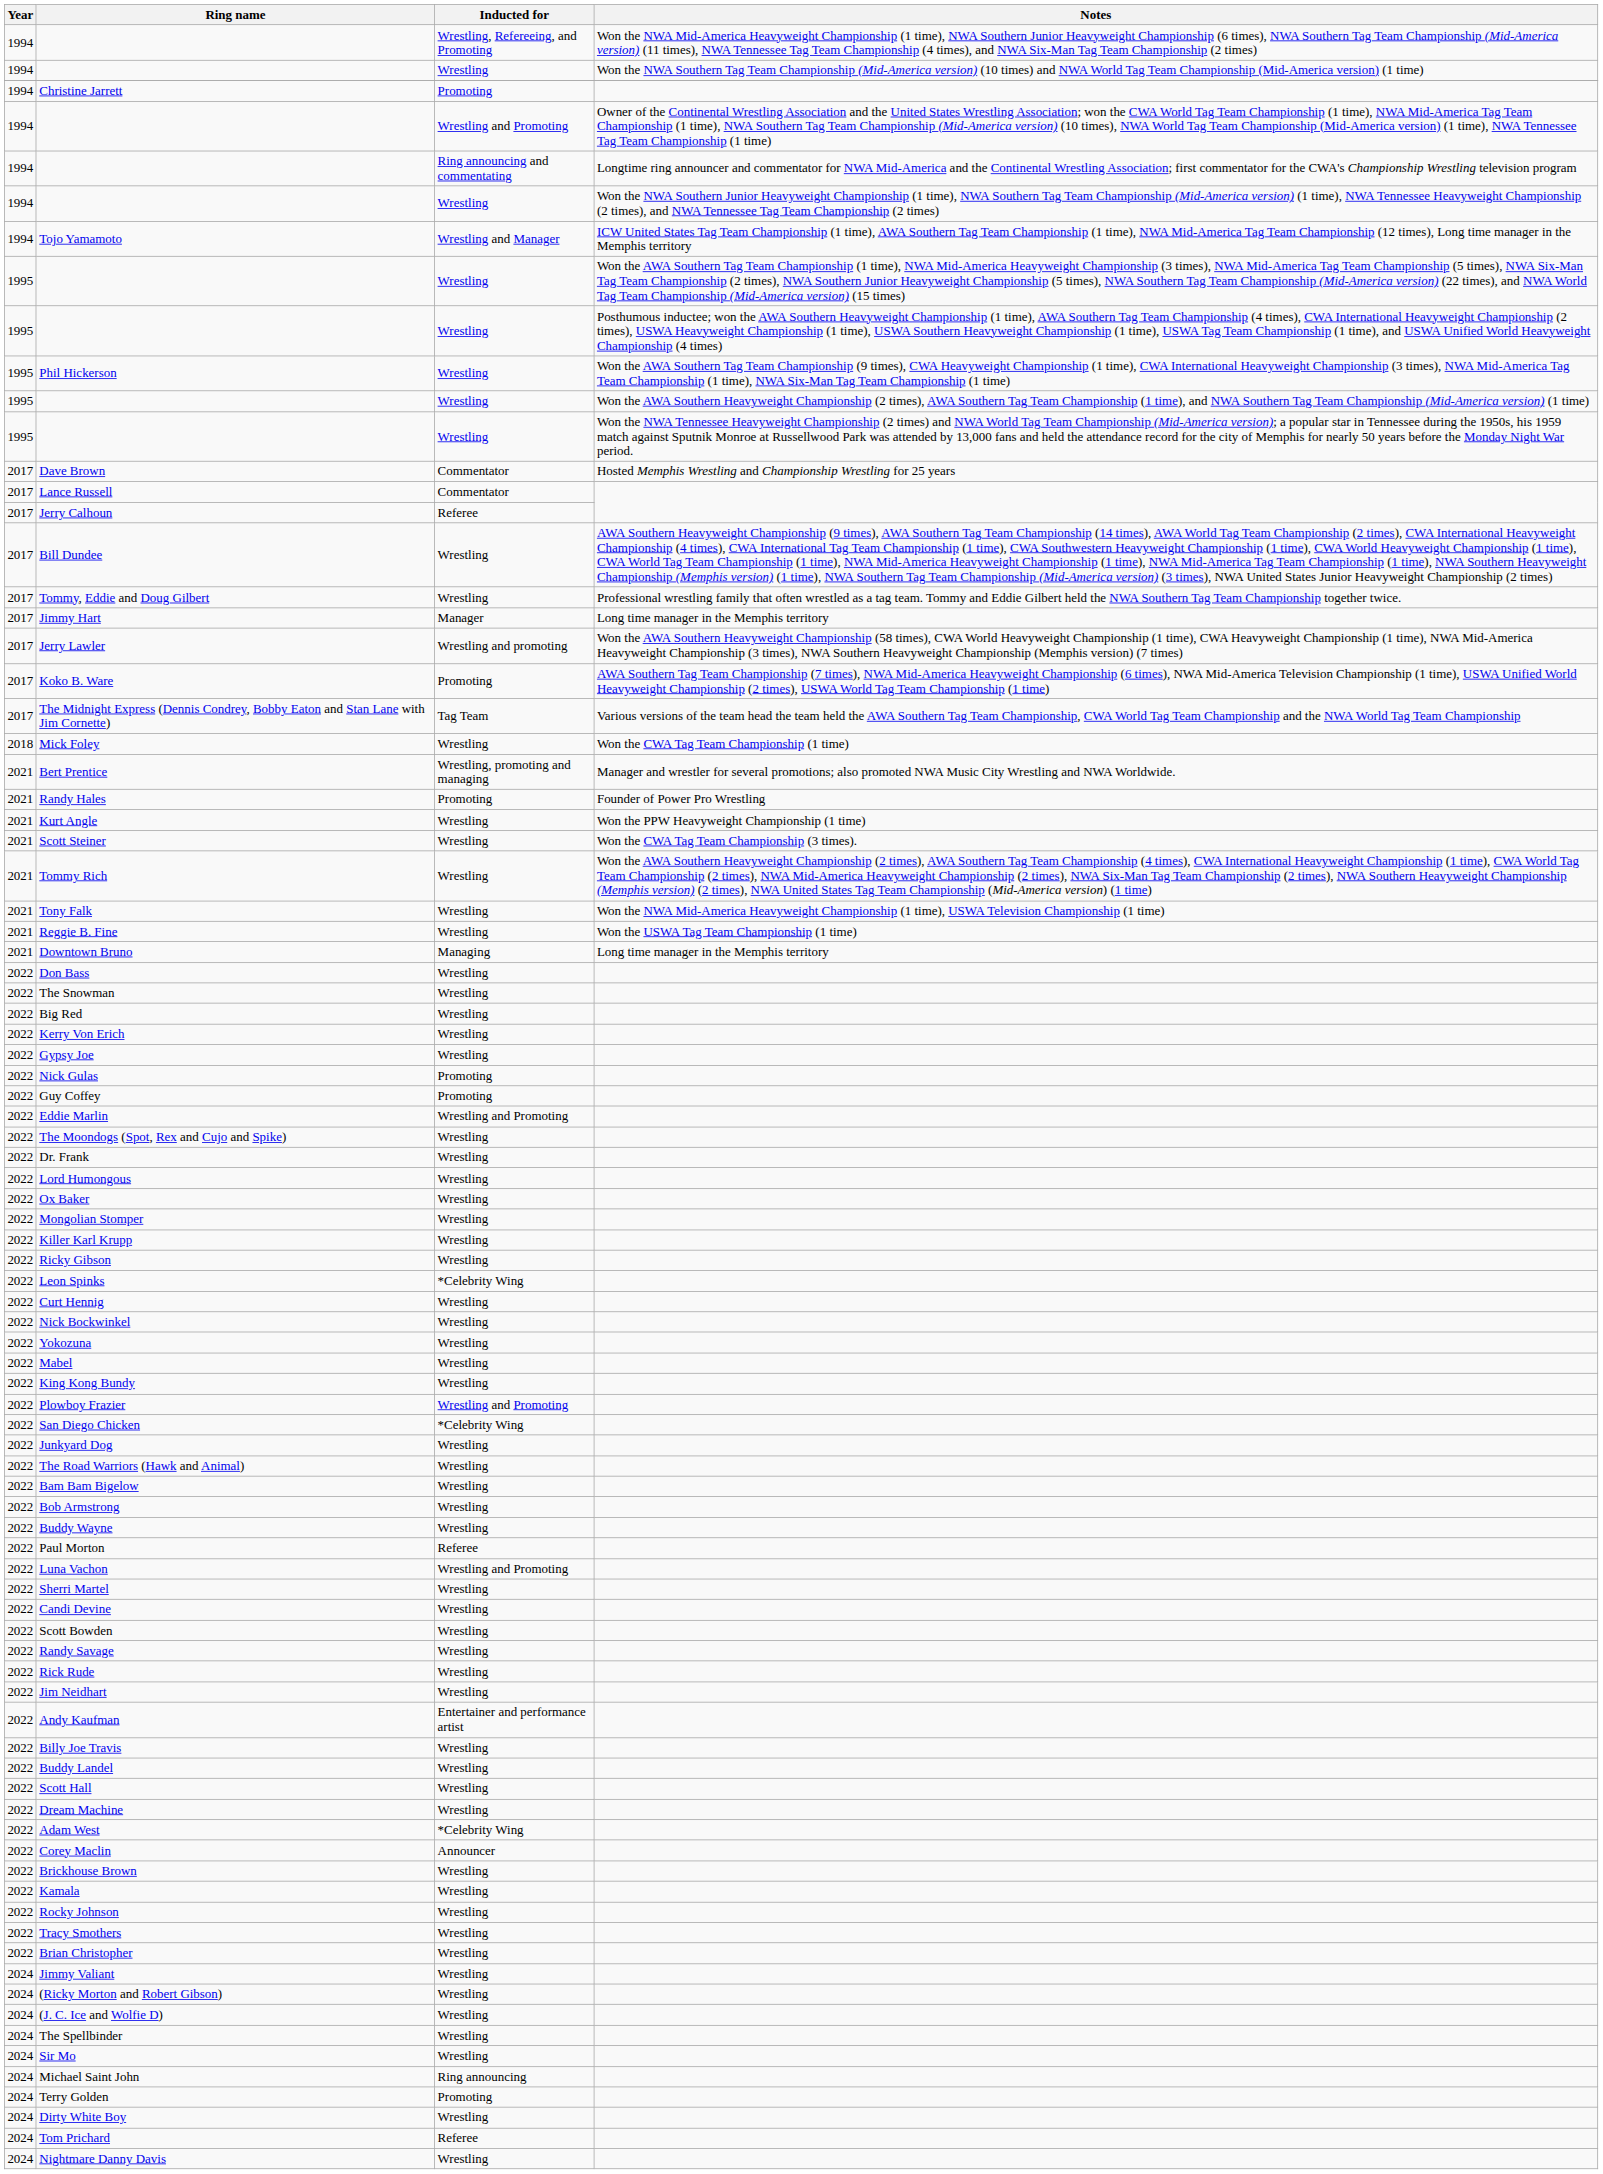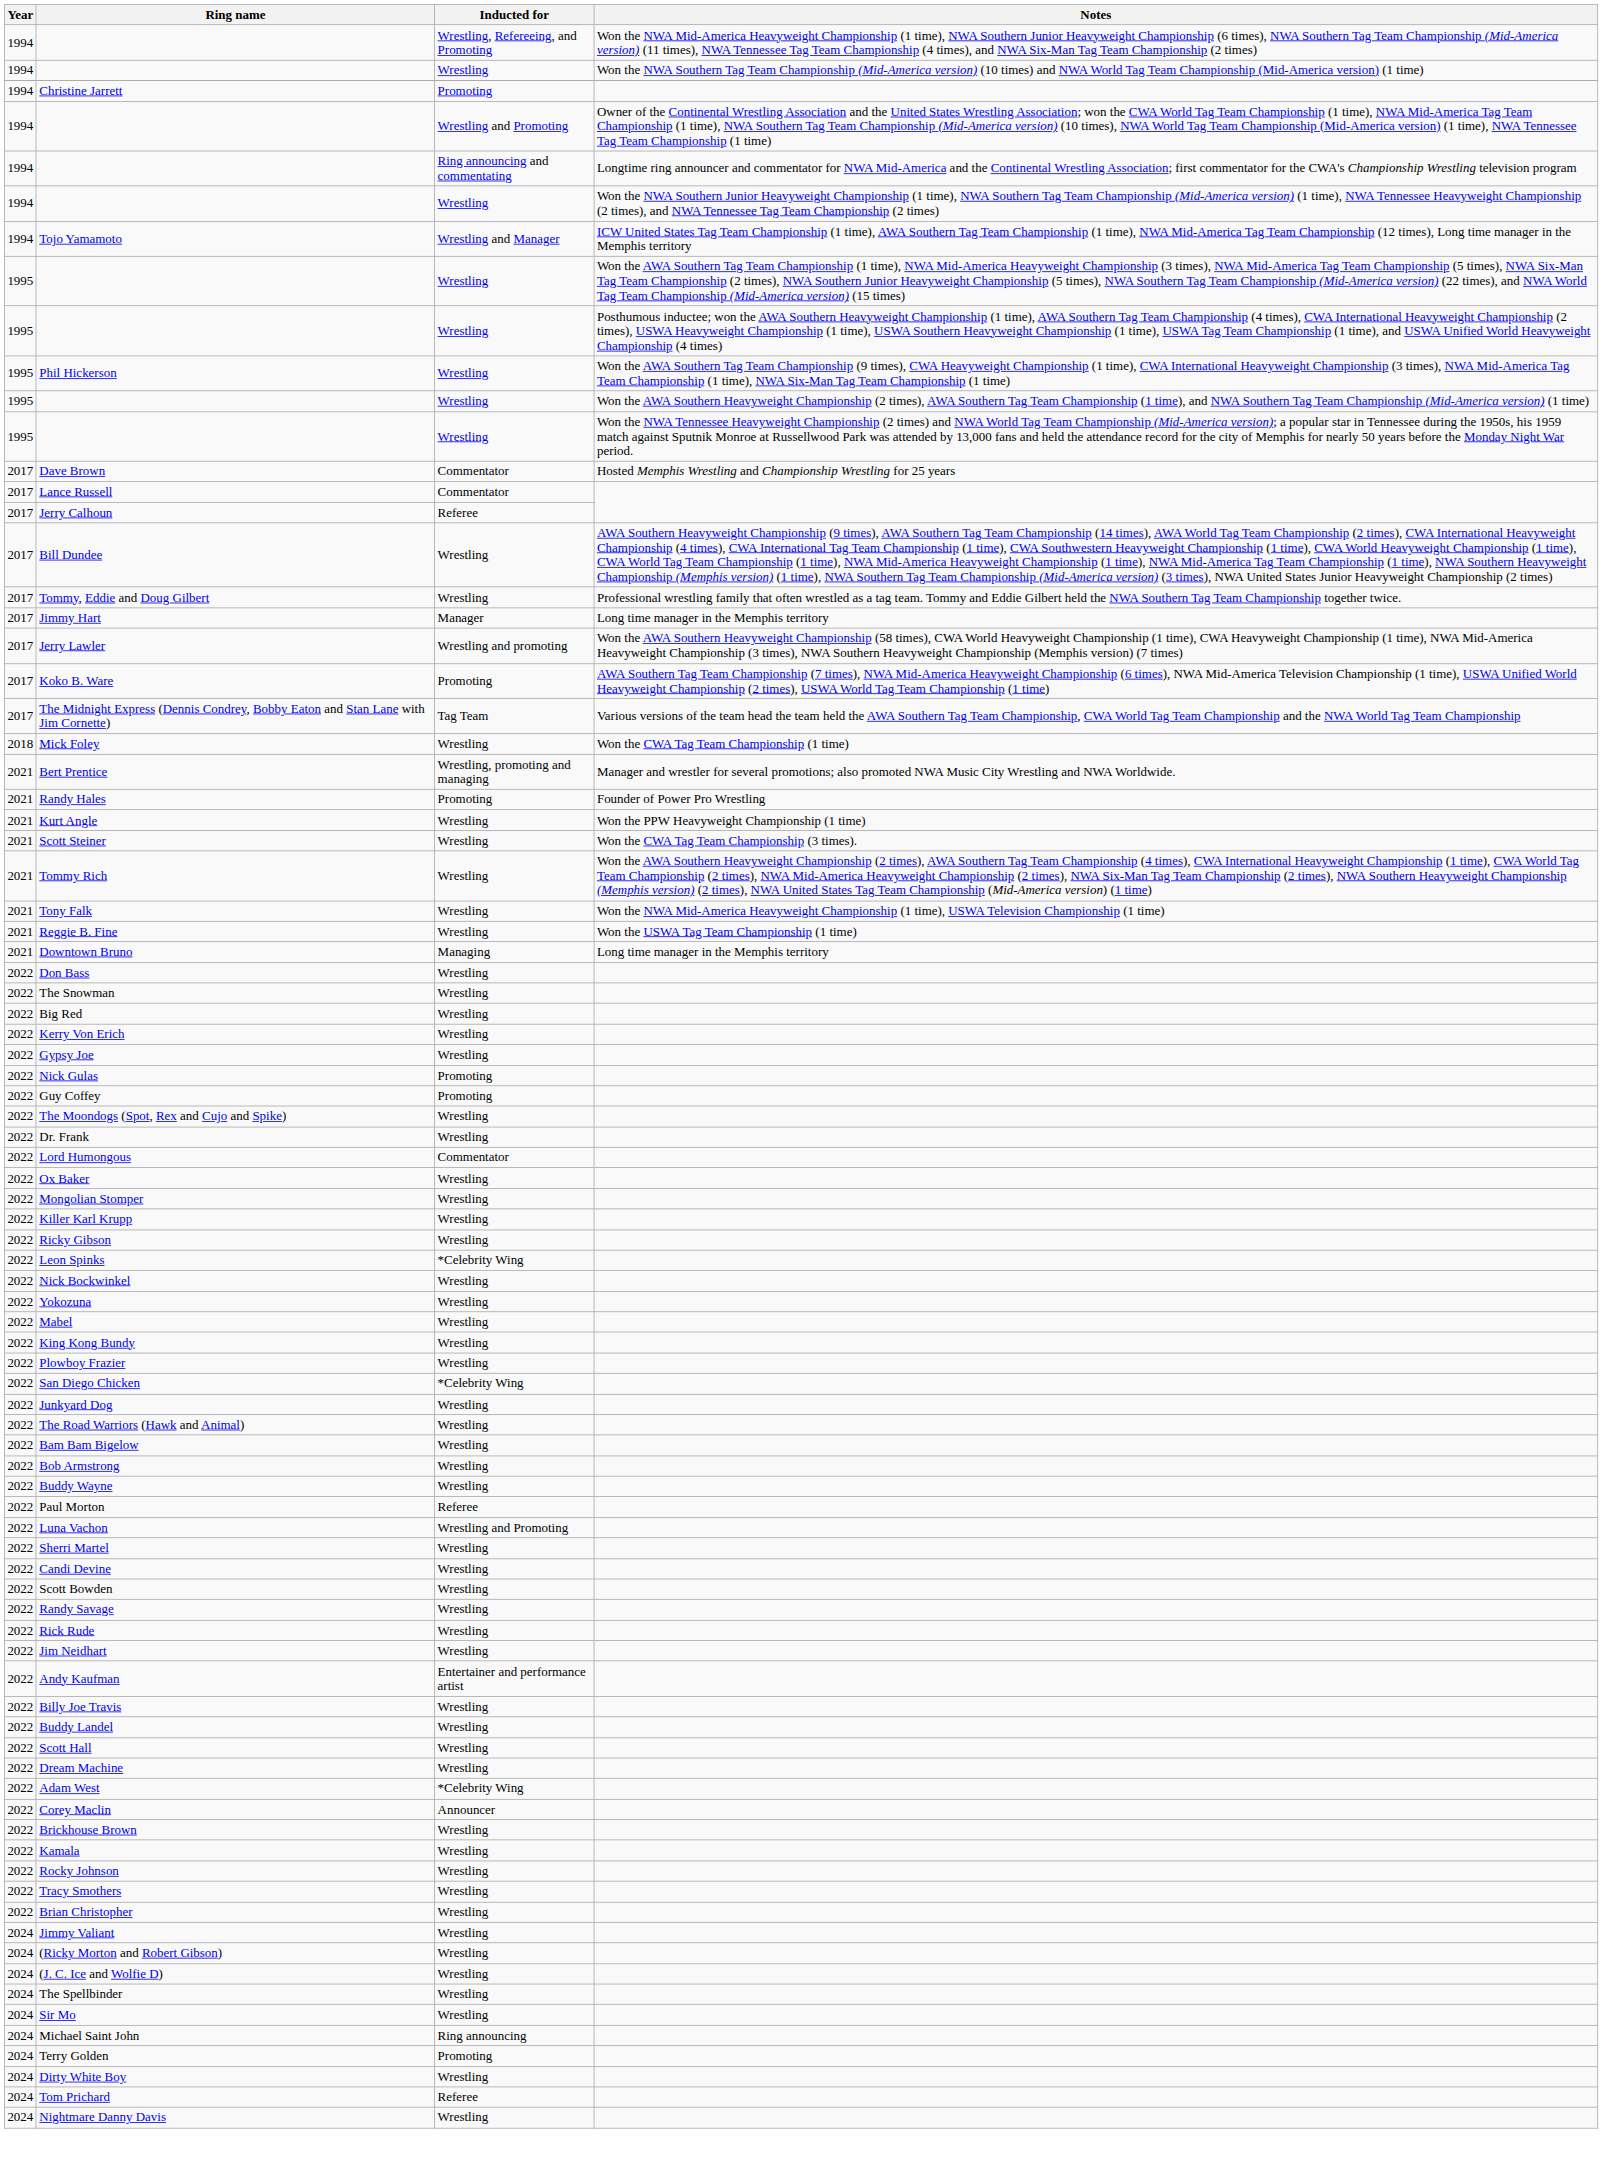- row: (74, 1116)
(463, 1178) Wrestling -> (473, 1157) Commentator
- row: (72, 1301)
(503, 1404) Wrestling and Promoting -> (463, 1363) Wrestling
